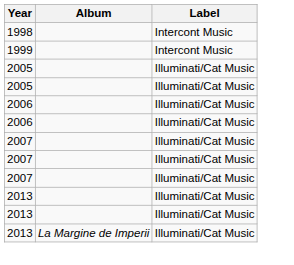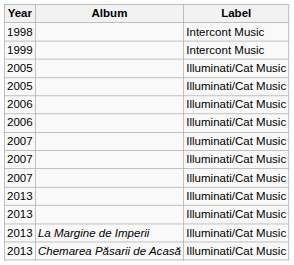+ row: (20, 251)
